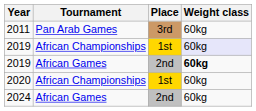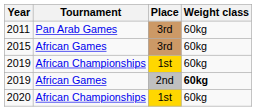+ row: (19, 47)
(195, 47) lavender background -> (195, 64) no background
- row: (19, 98)
